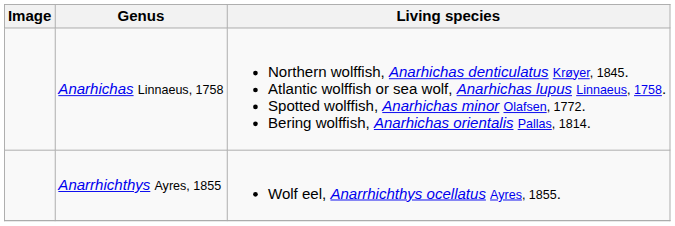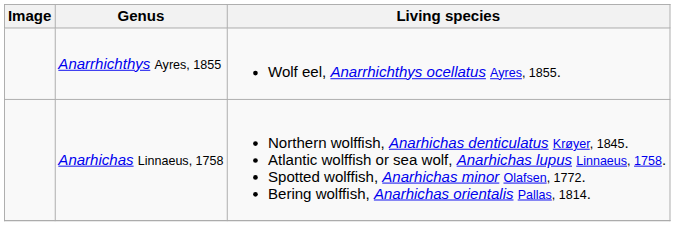rows swapped: (141, 89) <-> (140, 185)
